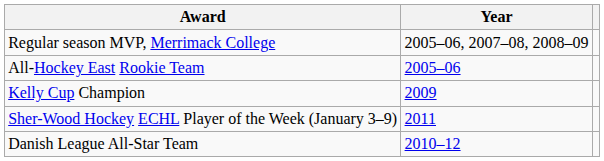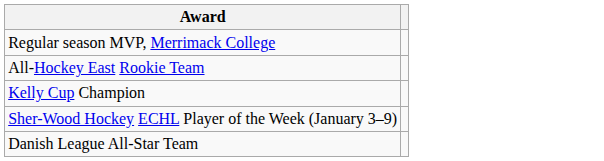- column: (497, 17)
